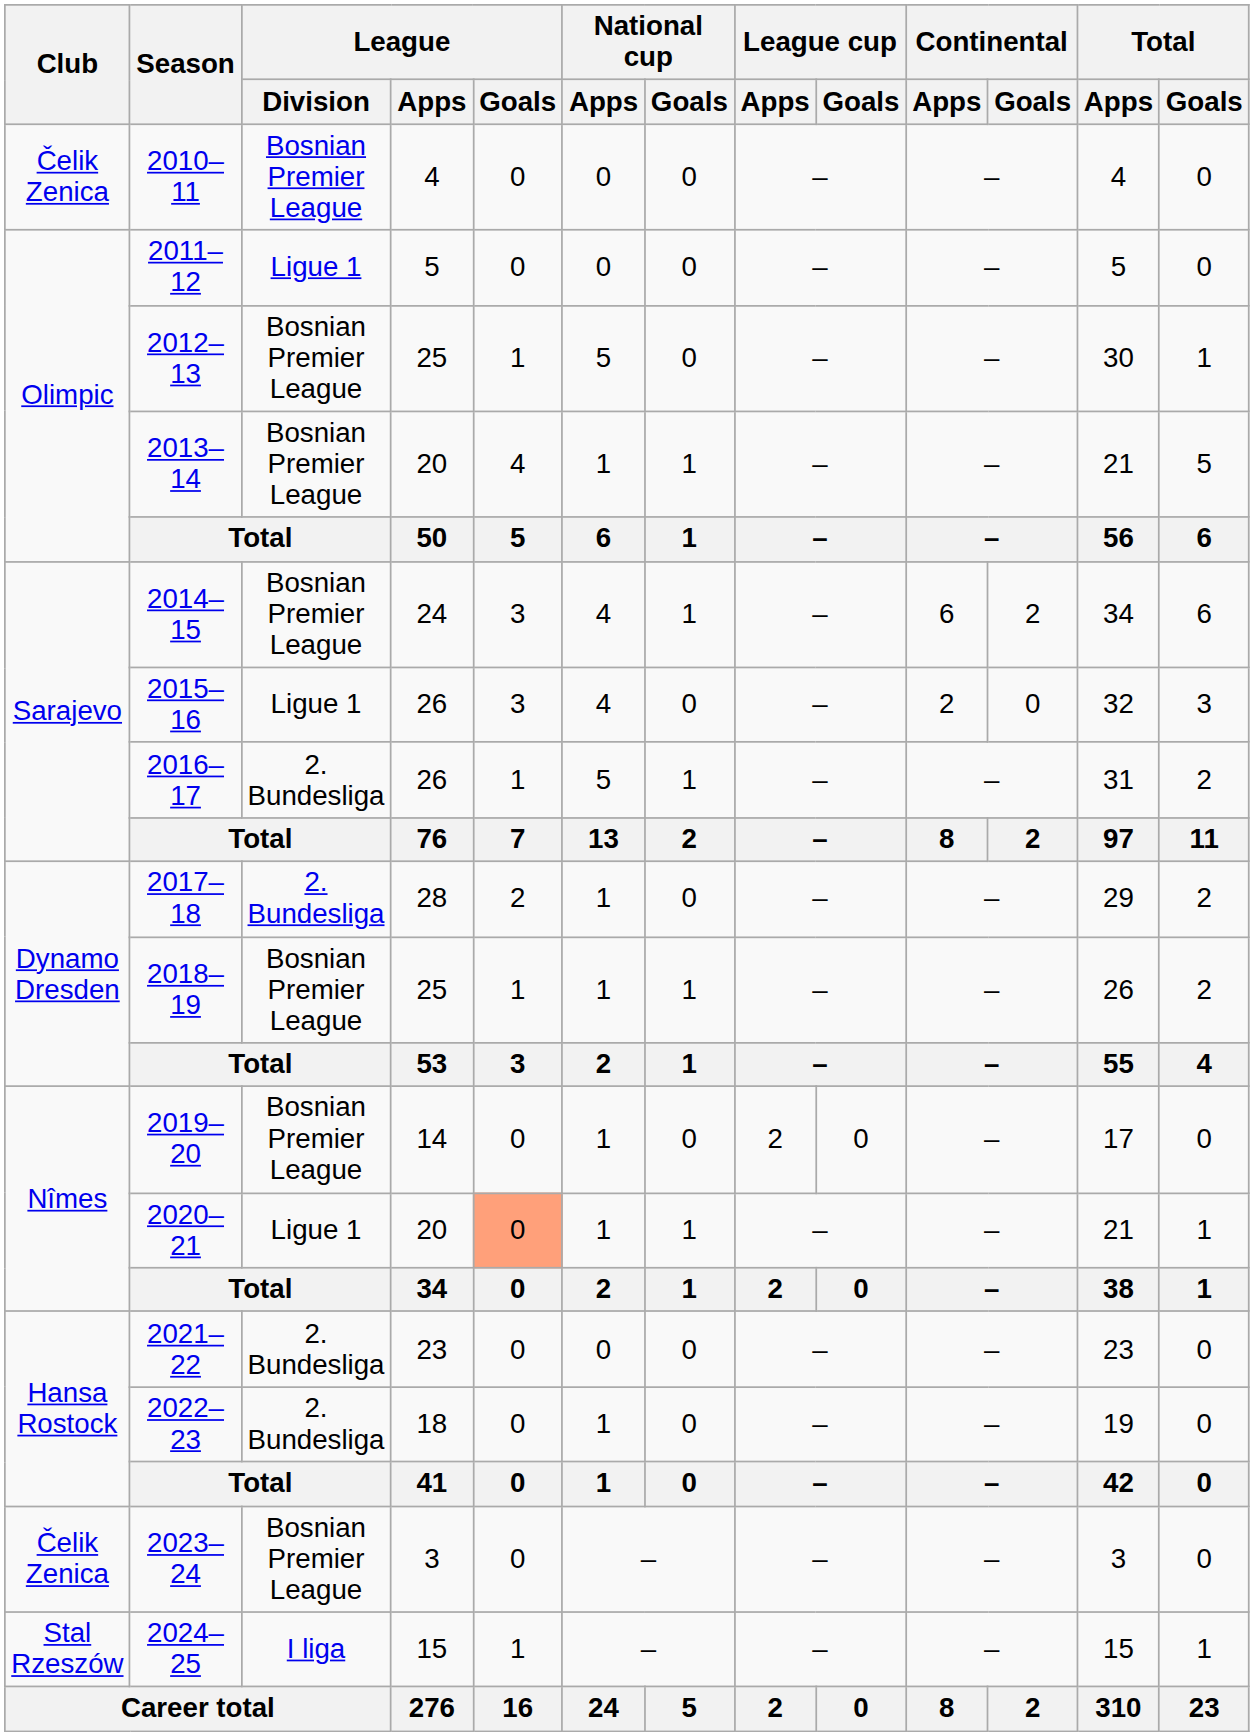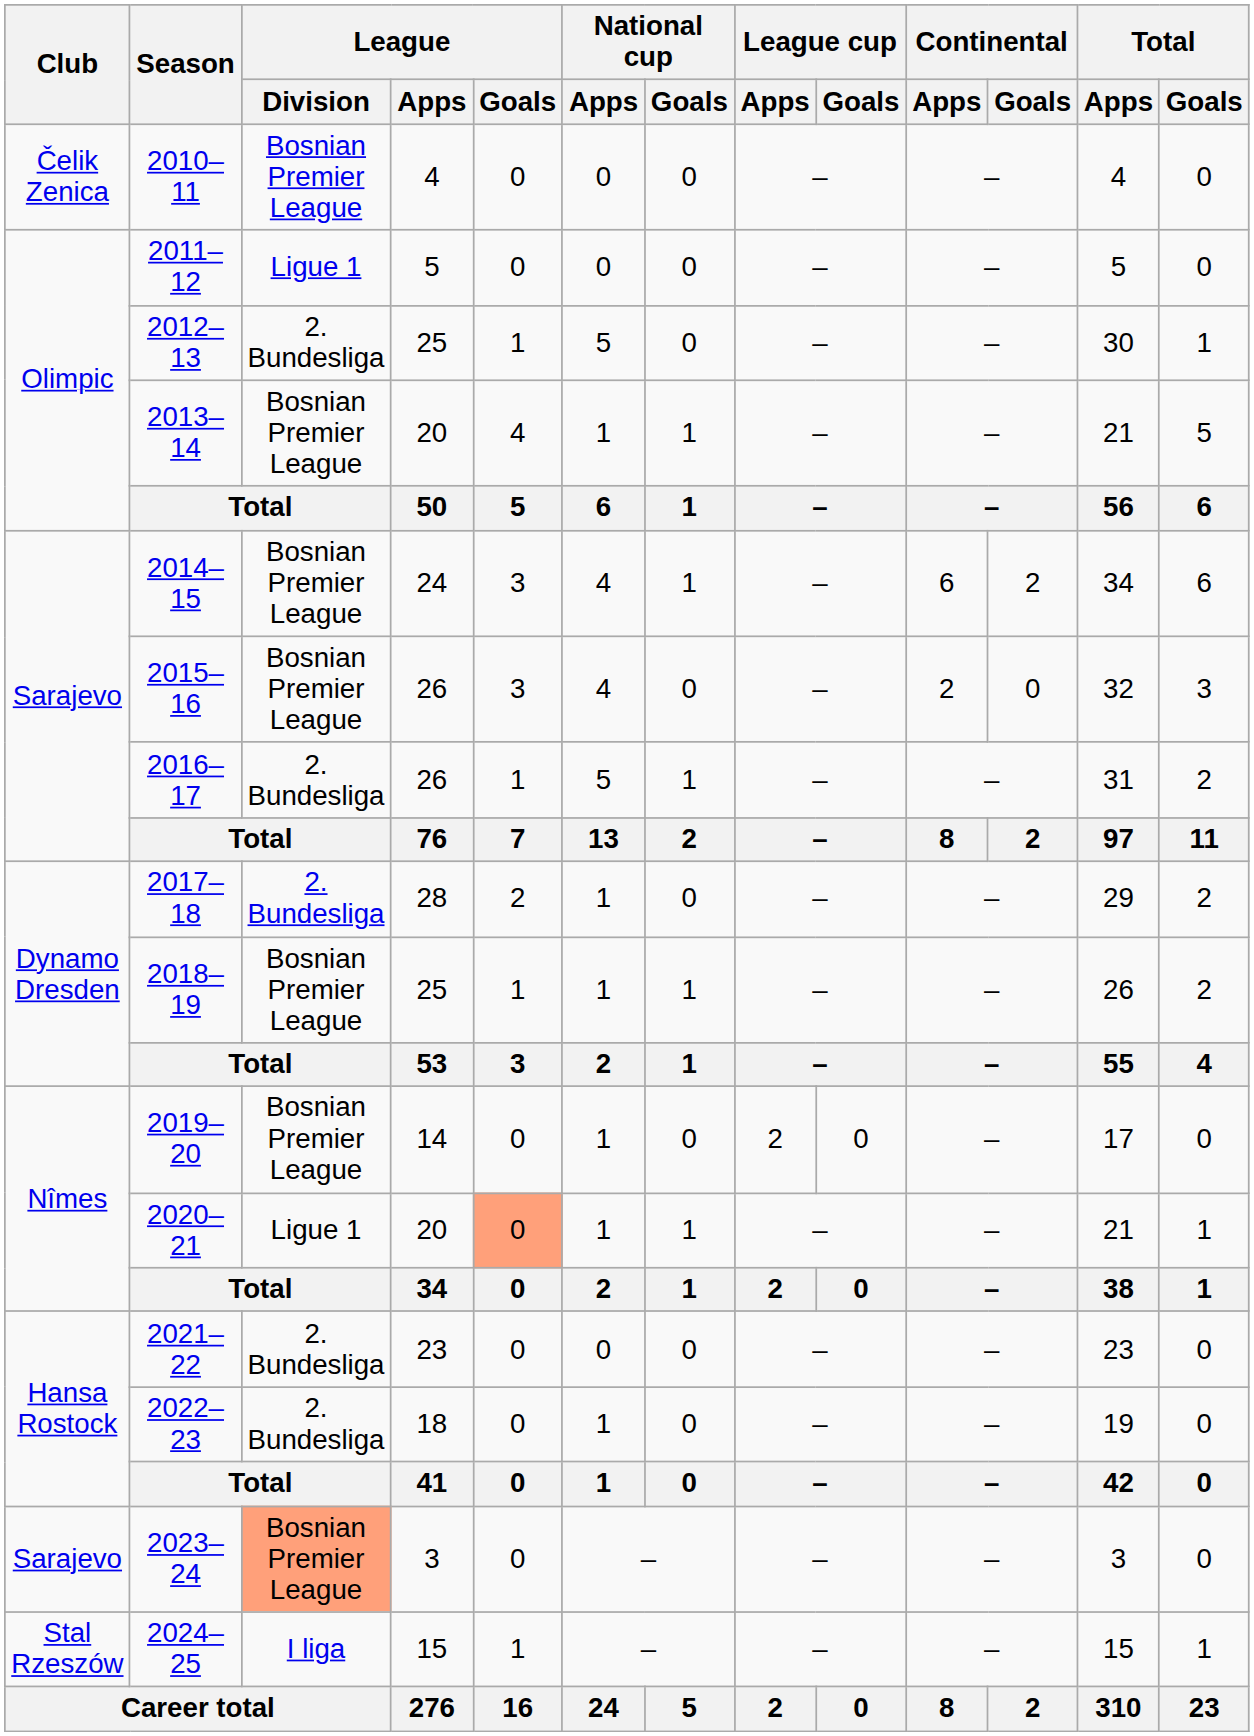(316, 357) Bosnian Premier League -> (316, 342) 2. Bundesliga
(316, 704) Ligue 1 -> (316, 689) Bosnian Premier League
(67, 1558) Čelik Zenica -> (67, 1558) Sarajevo
(316, 1558) no background -> (316, 1558) lightsalmon background
